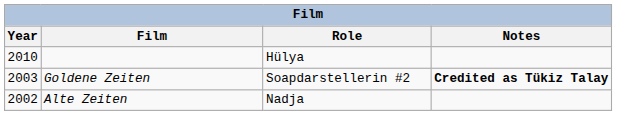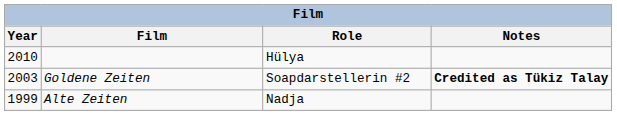(23, 100) 2002 -> (23, 100) 1999
